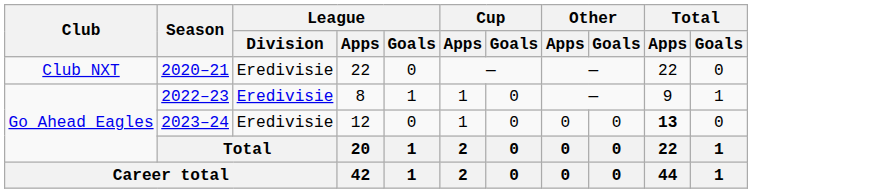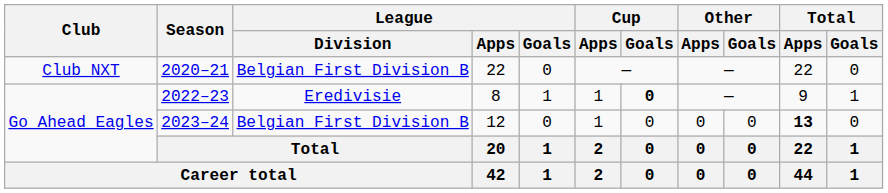(285, 70) Eredivisie -> (353, 70) Belgian First Division B
(514, 97) normal -> (649, 97) bold
(285, 123) Eredivisie -> (353, 123) Belgian First Division B
